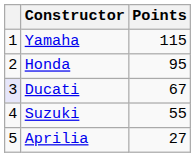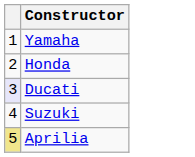- column: (160, 17)
(13, 140) no background -> (13, 140) khaki background
